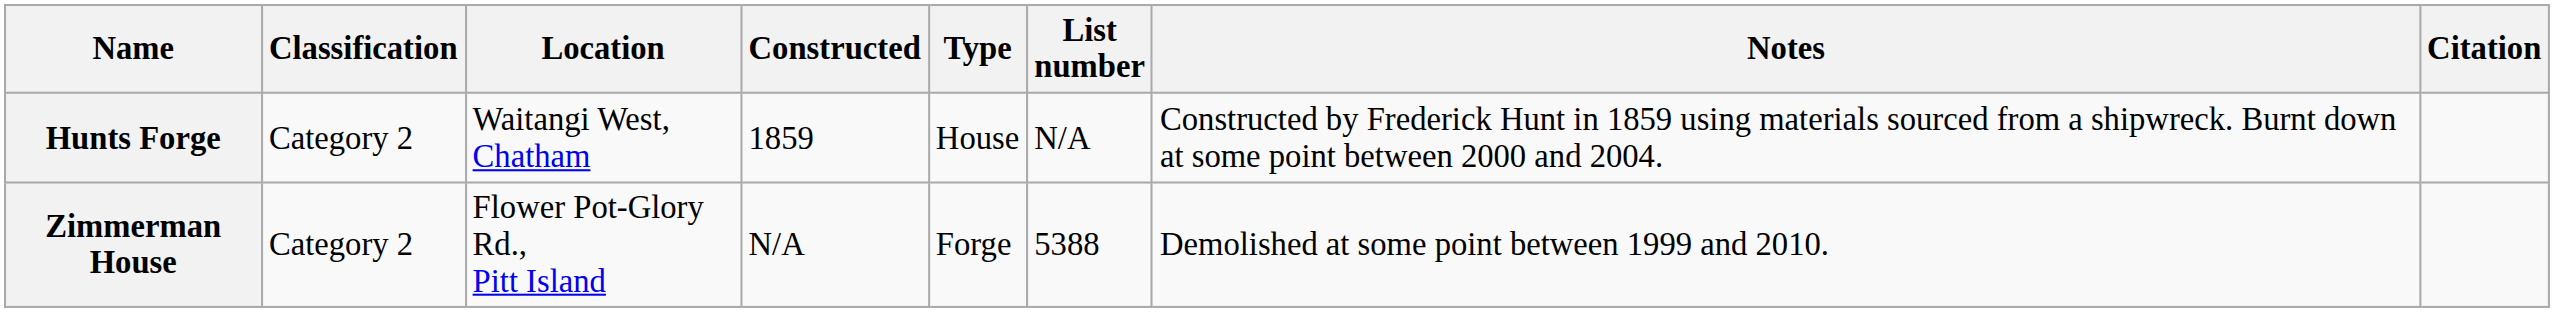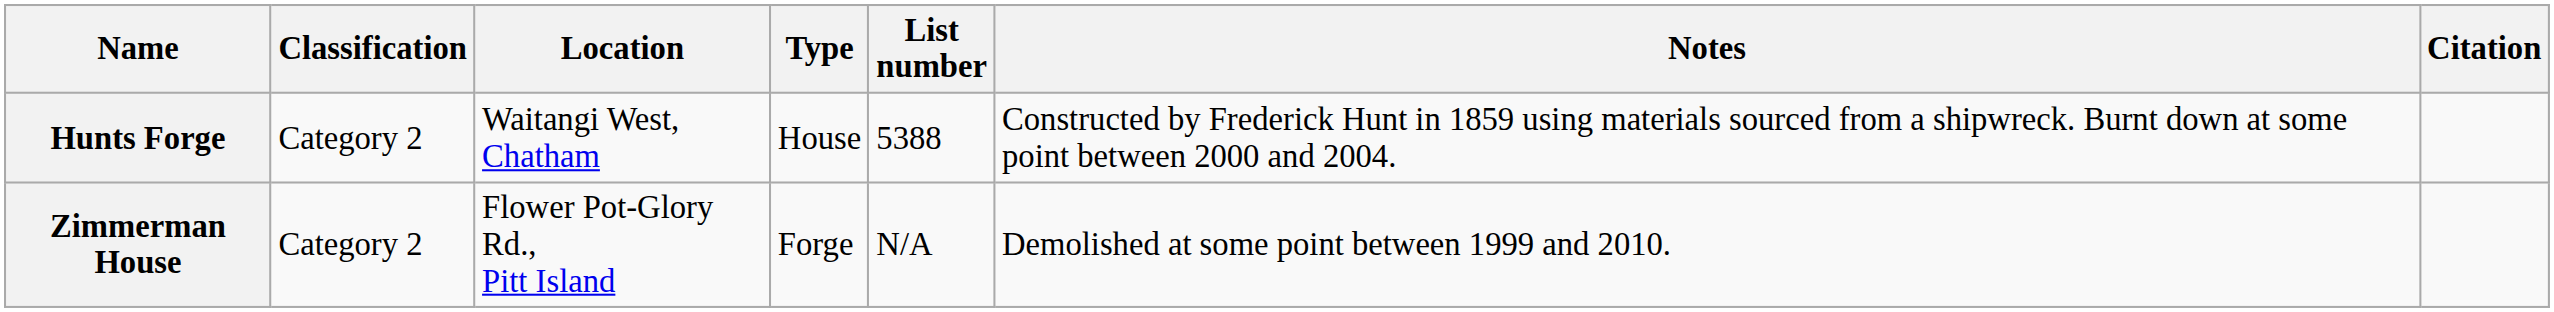- column: (835, 48)
(1062, 137) N/A -> (909, 137) 5388
(1067, 244) 5388 -> (904, 244) N/A
